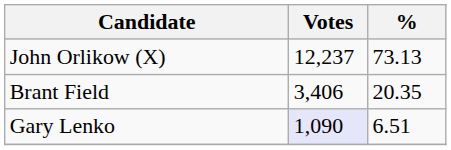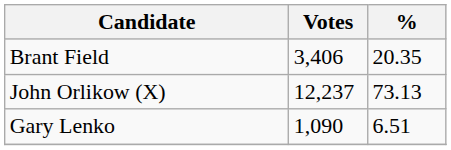rows swapped: (88, 56) <-> (59, 91)
(319, 126) lavender background -> (319, 126) no background
